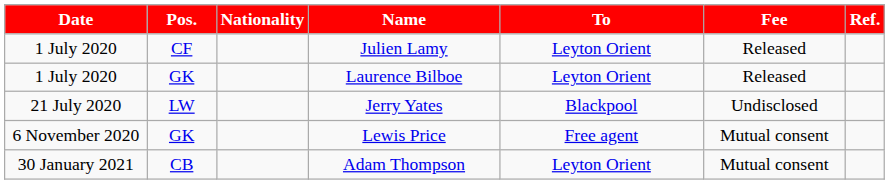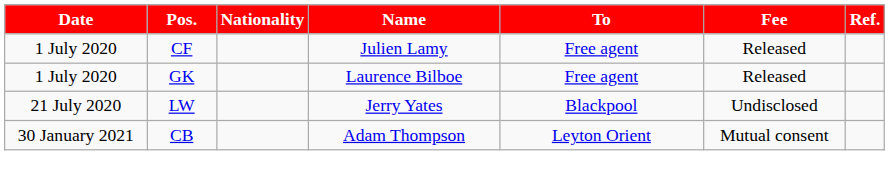(601, 48) Leyton Orient -> (601, 48) Free agent
(601, 77) Leyton Orient -> (601, 77) Free agent
- row: (404, 135)
